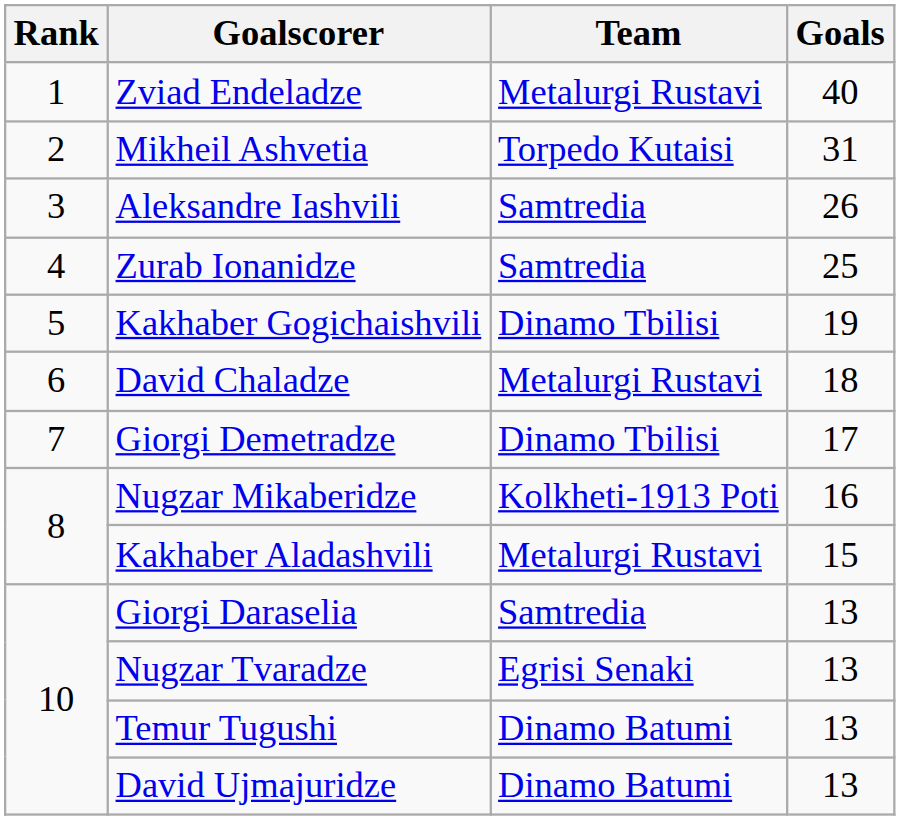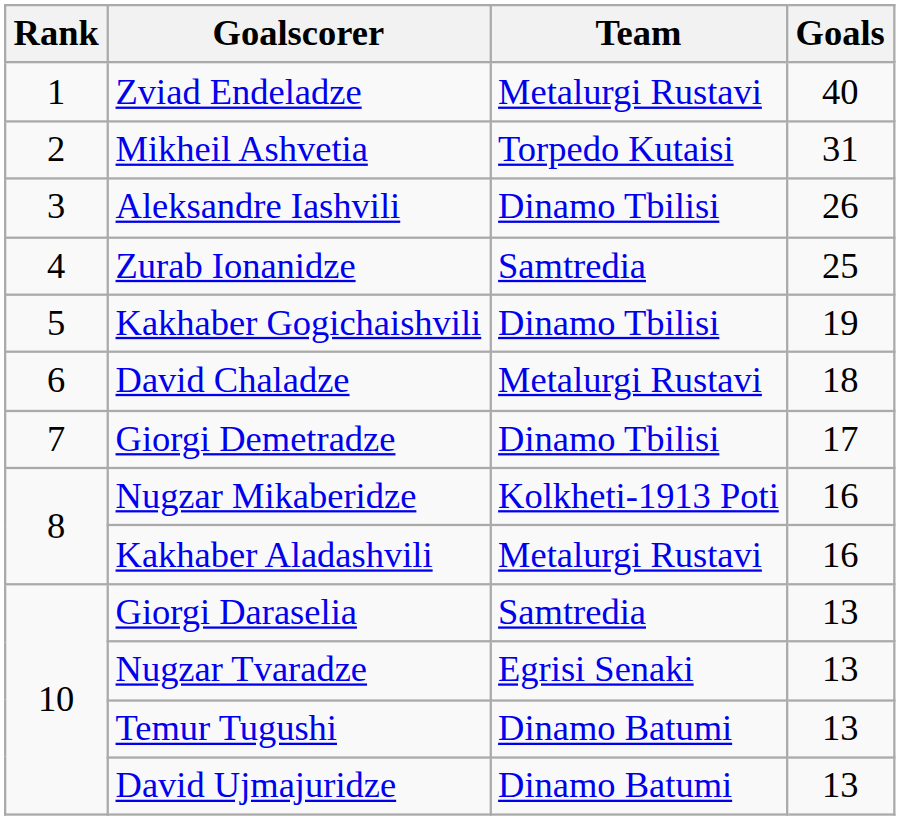(572, 206) Samtredia -> (609, 206) Dinamo Tbilisi
(840, 554) 15 -> (840, 554) 16
